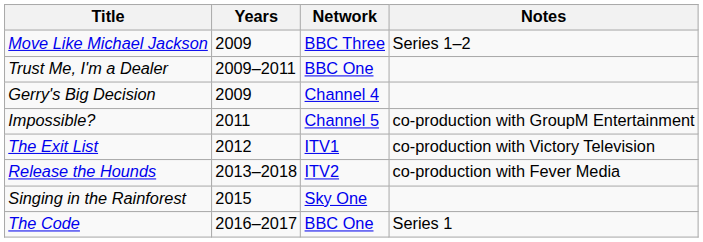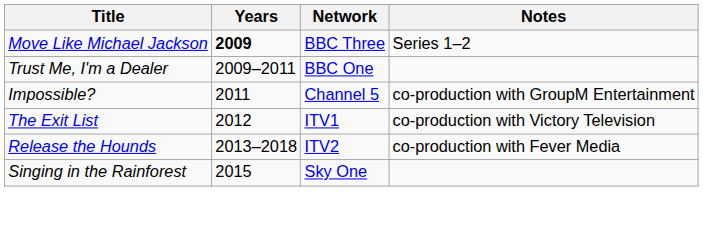(233, 43) normal -> (234, 43) bold
- row: (82, 95)
- row: (44, 224)
